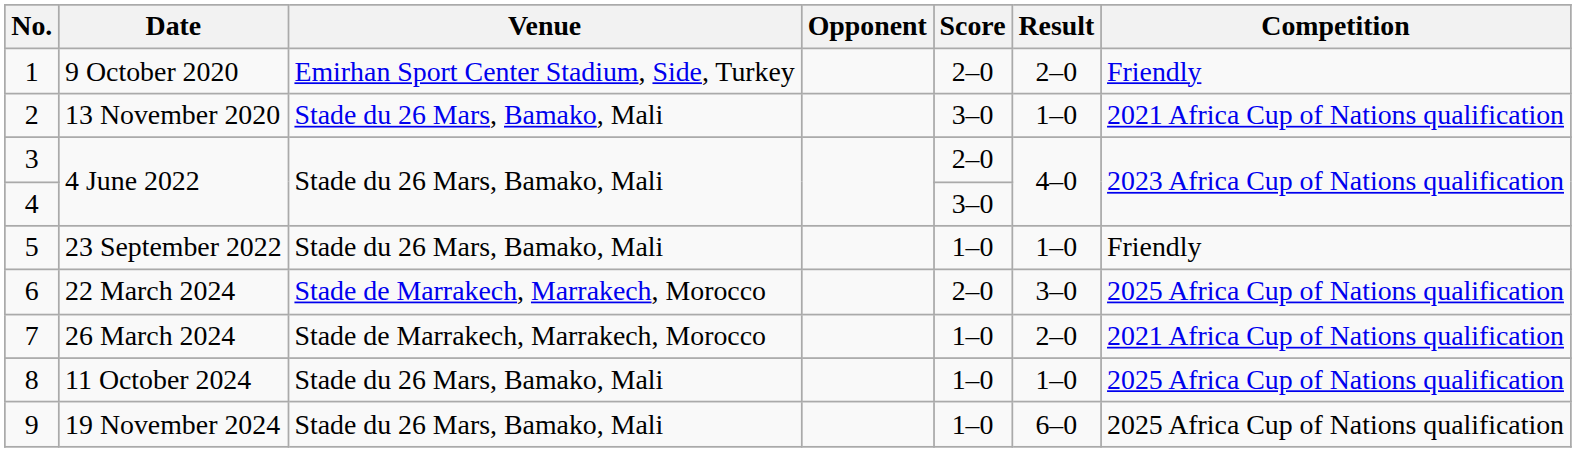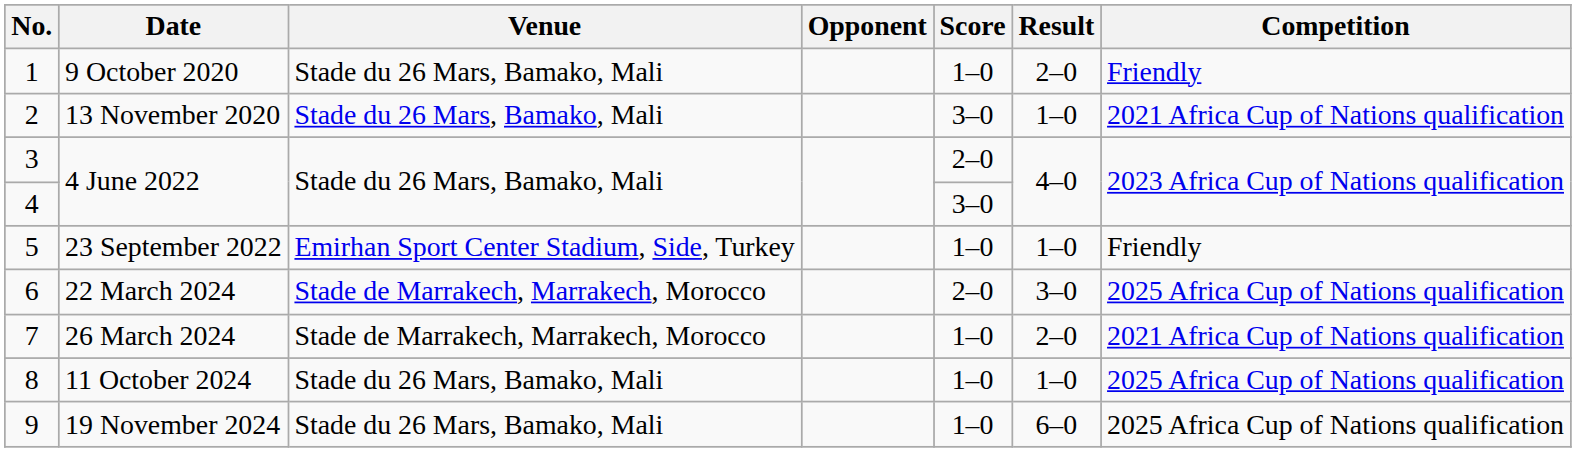(545, 70) Emirhan Sport Center Stadium, Side, Turkey -> (479, 70) Stade du 26 Mars, Bamako, Mali
(973, 70) 2–0 -> (973, 70) 1–0
(479, 247) Stade du 26 Mars, Bamako, Mali -> (545, 247) Emirhan Sport Center Stadium, Side, Turkey
